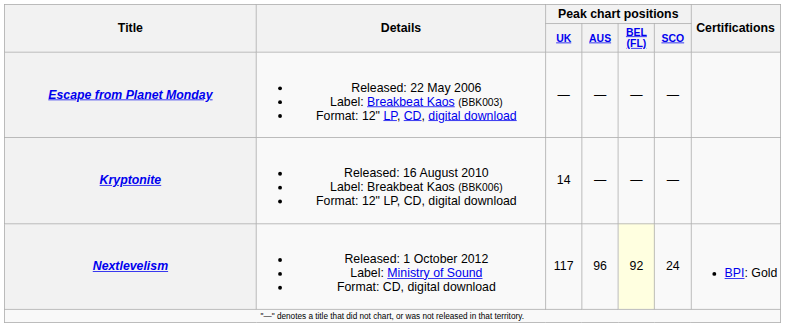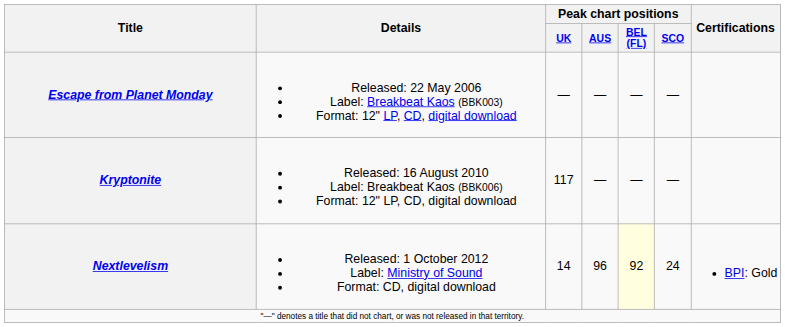(564, 180) 14 -> (564, 180) 117
(564, 266) 117 -> (564, 266) 14
